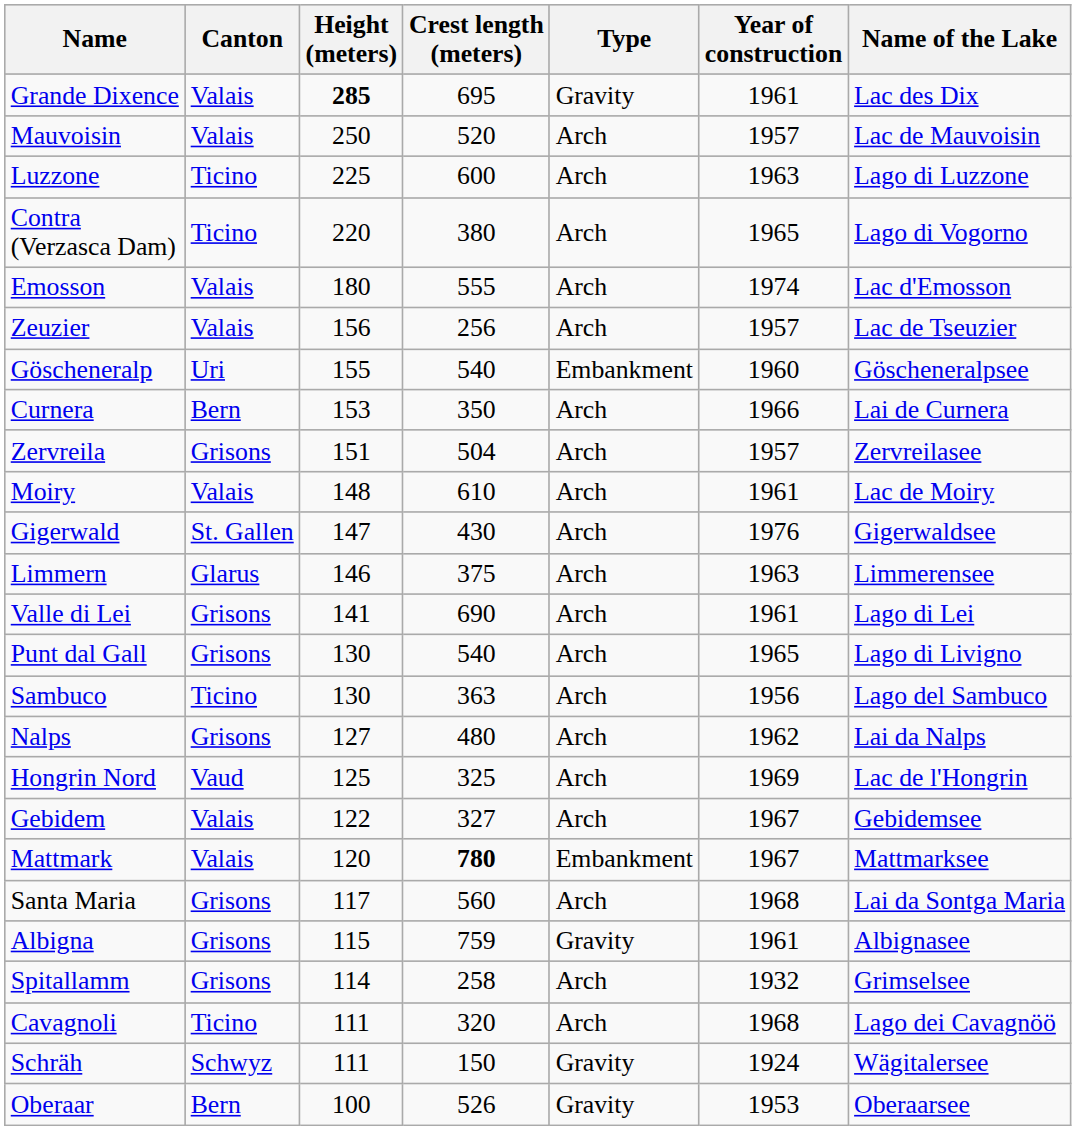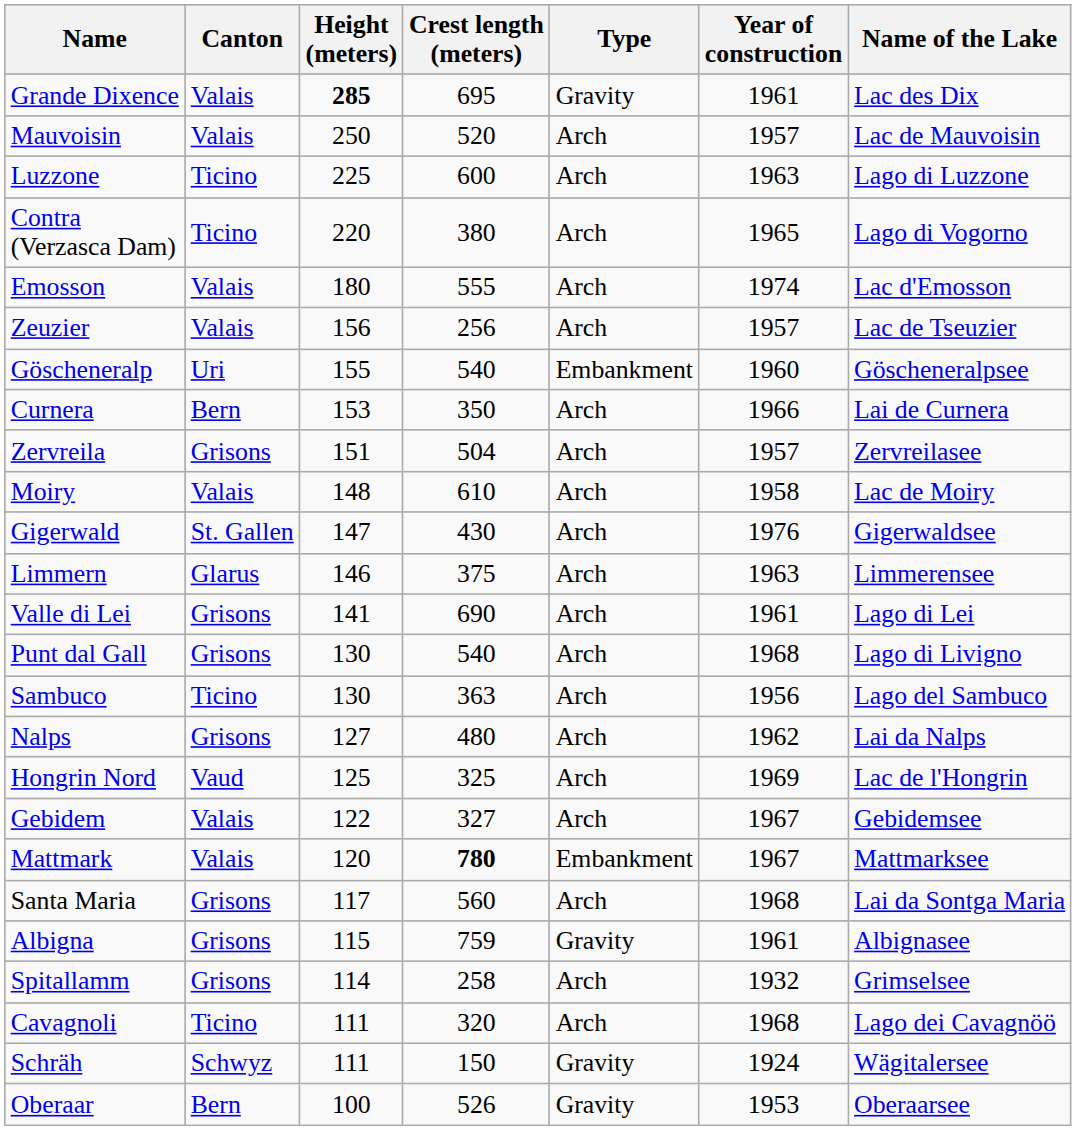(774, 491) 1961 -> (774, 491) 1958
(774, 654) 1965 -> (774, 654) 1968
